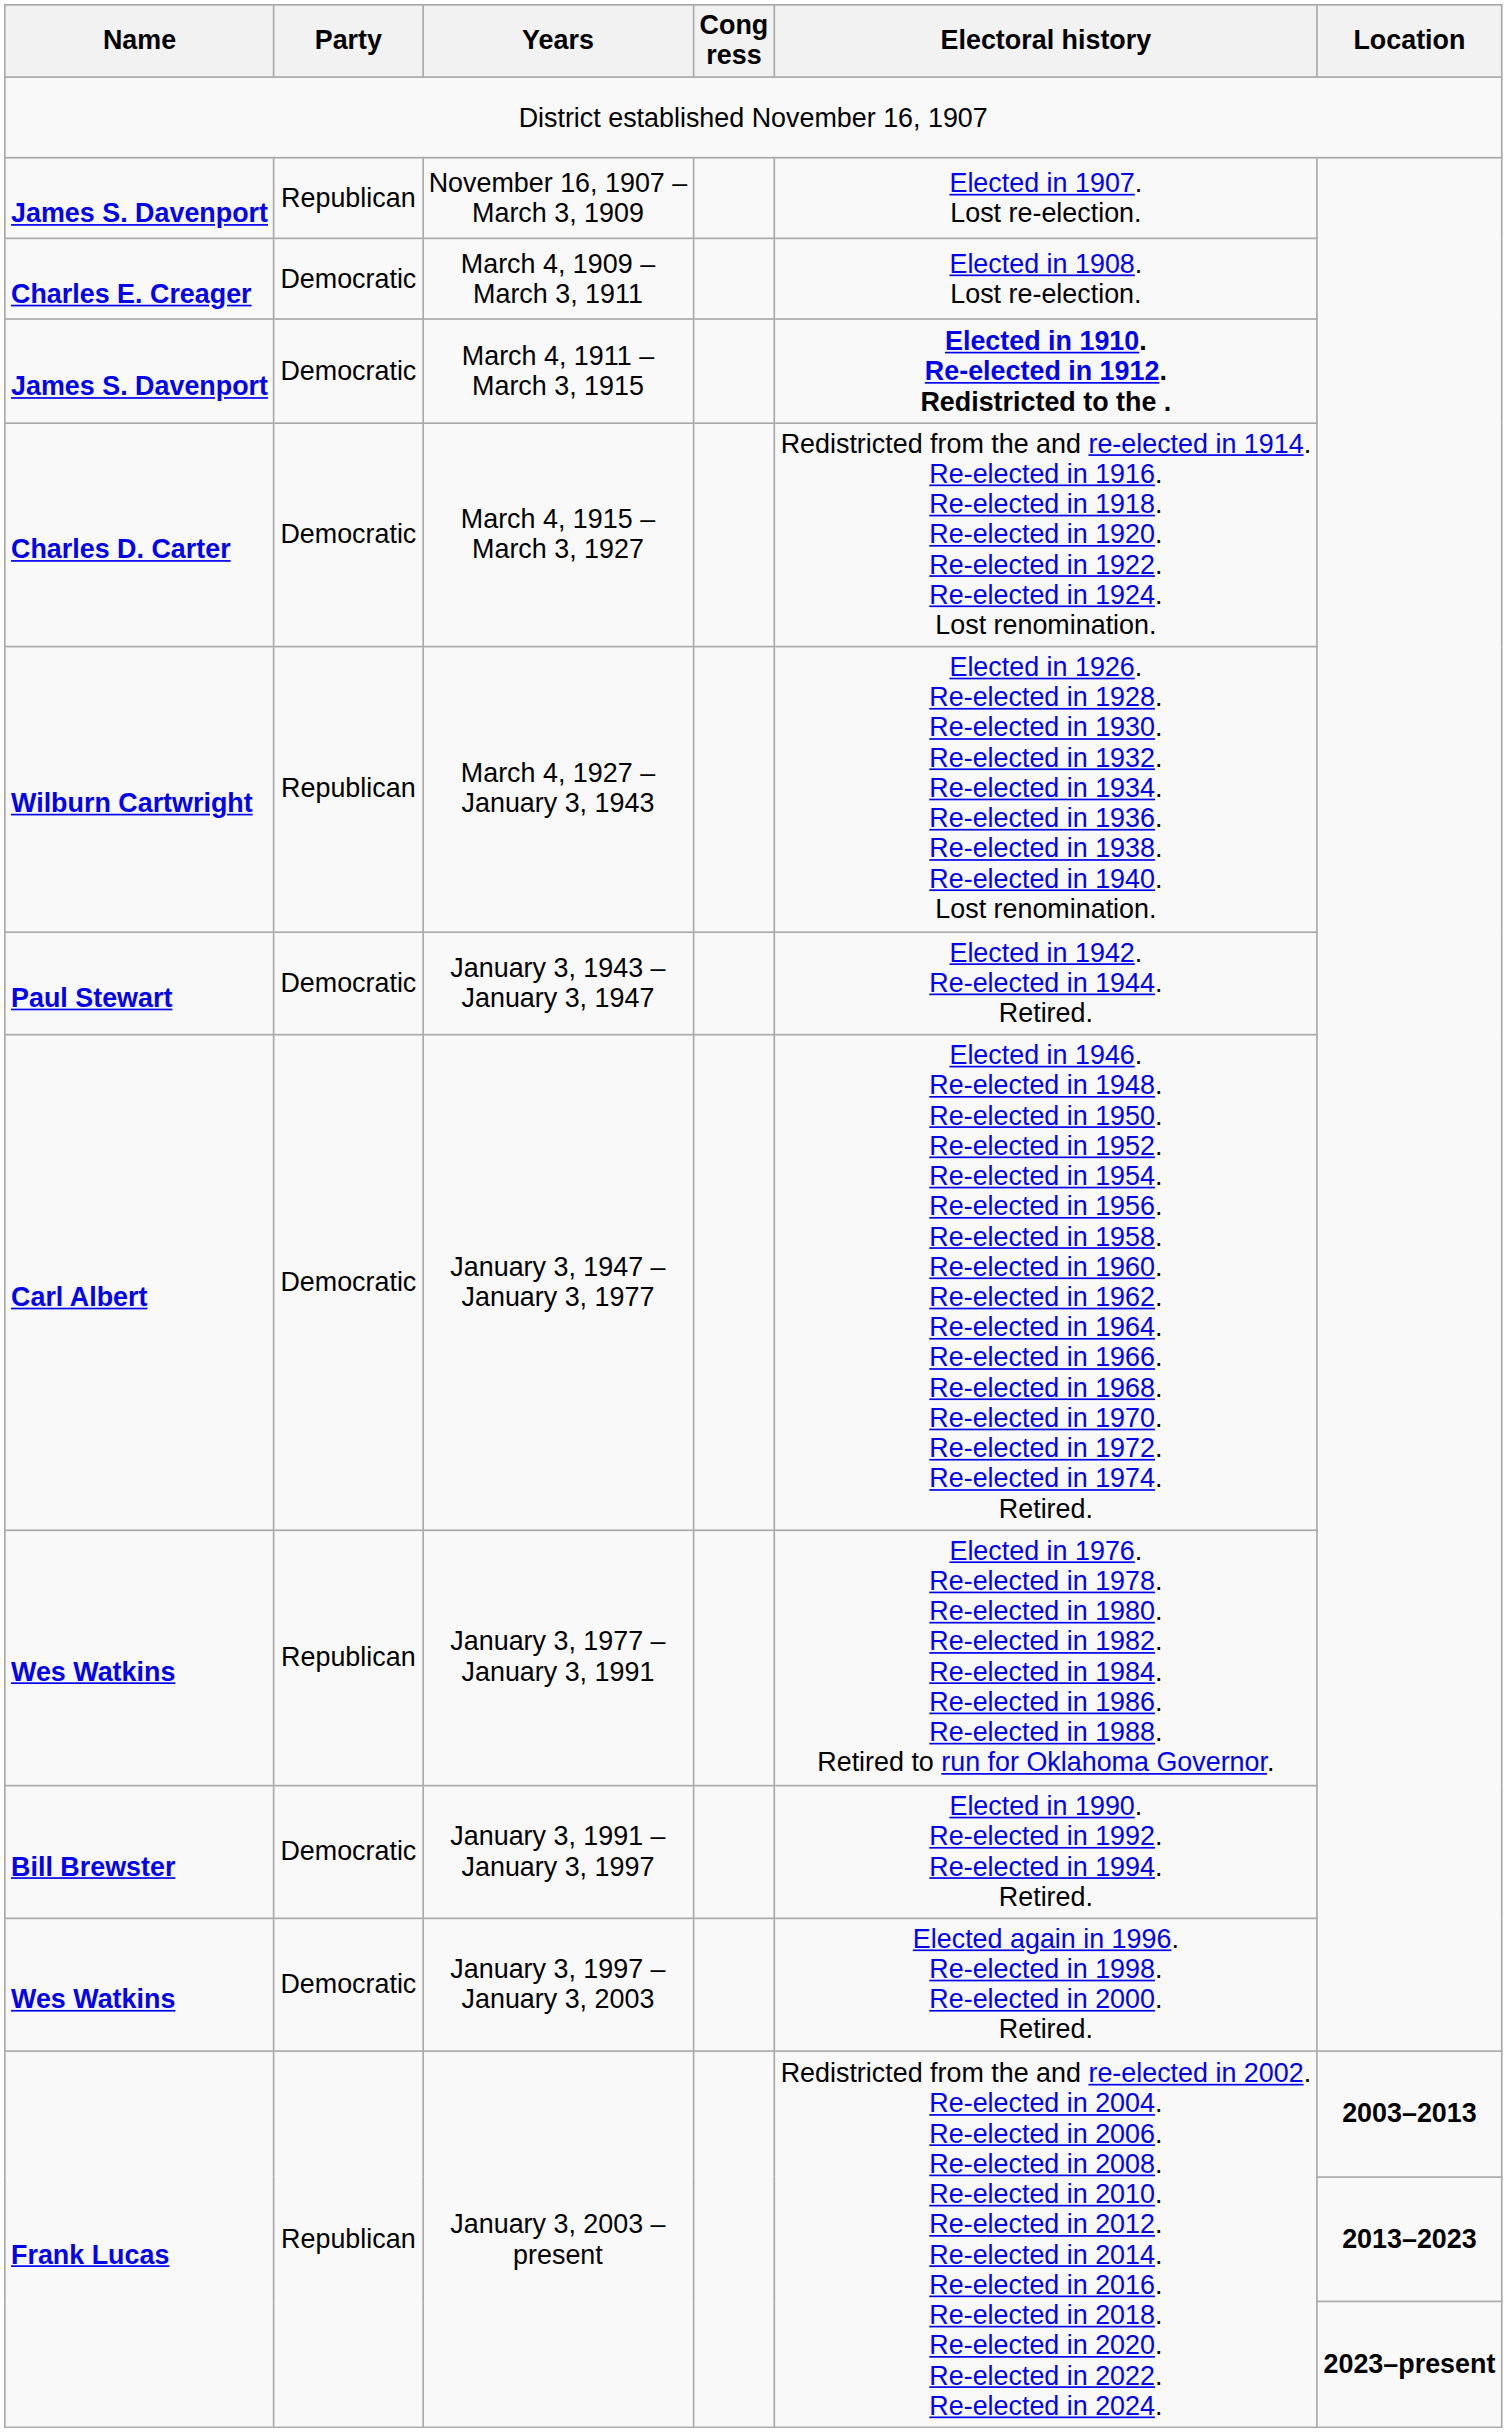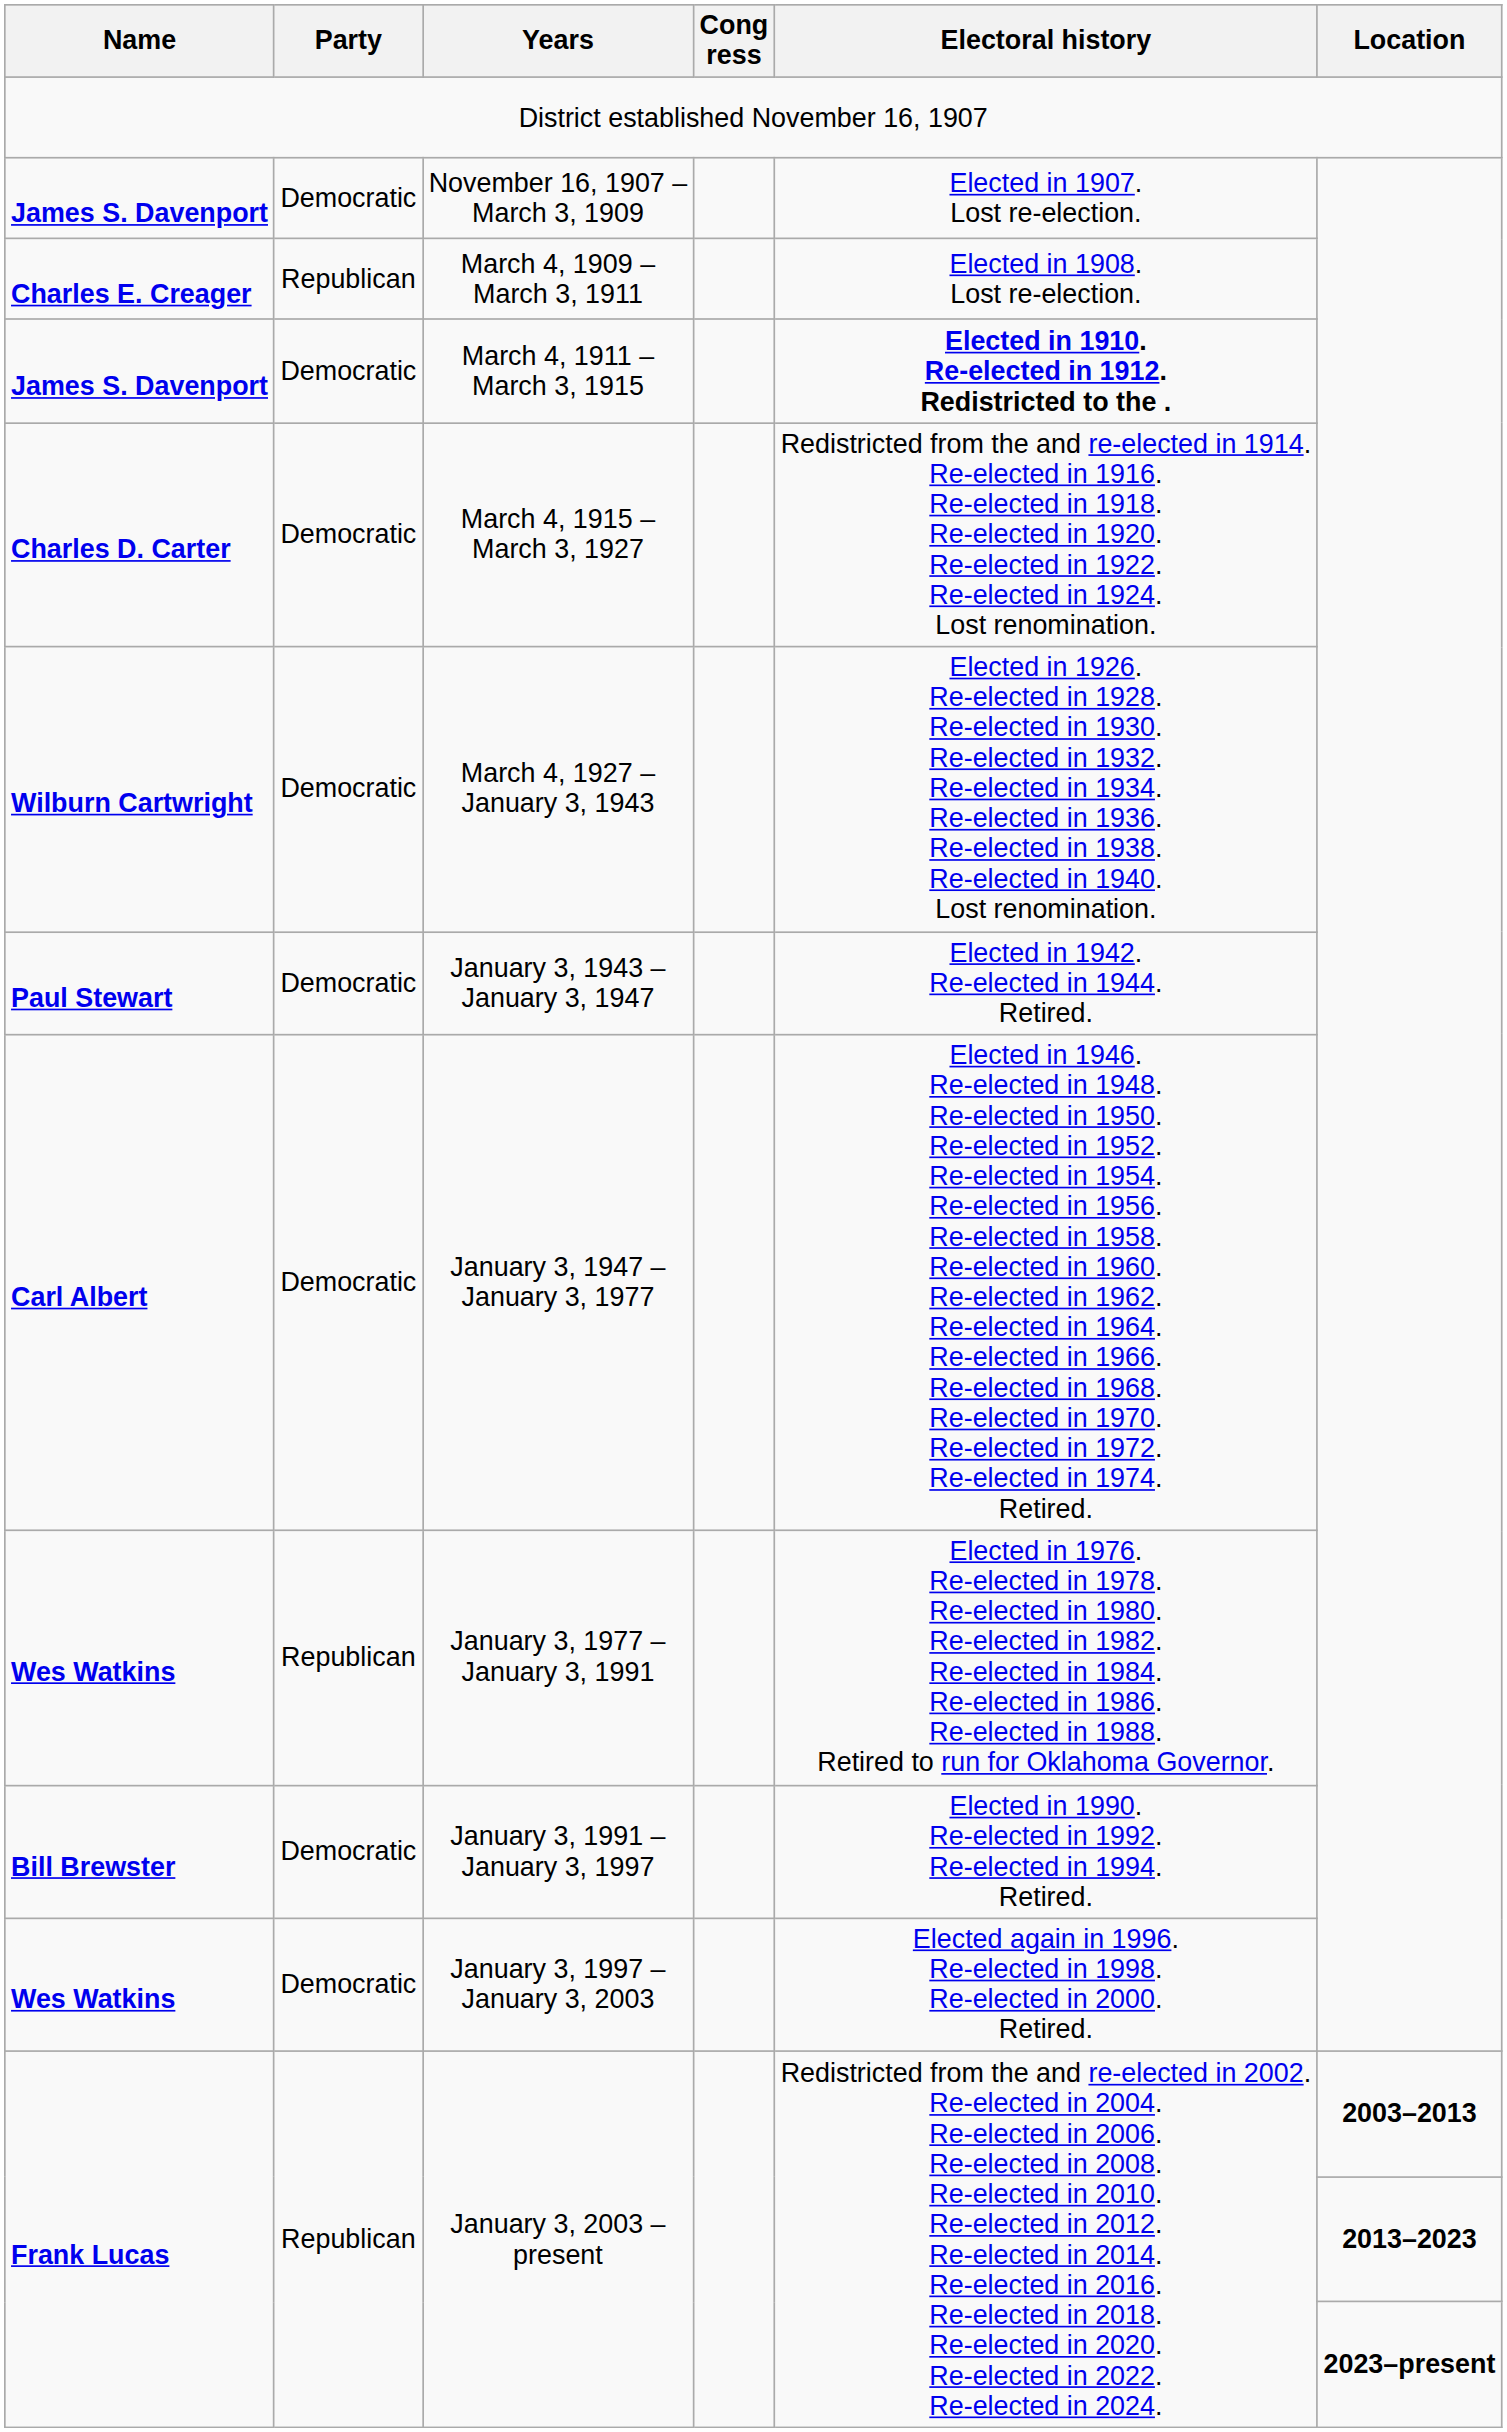(348, 198) Republican -> (348, 198) Democratic
(348, 278) Democratic -> (348, 278) Republican
(348, 788) Republican -> (348, 788) Democratic
